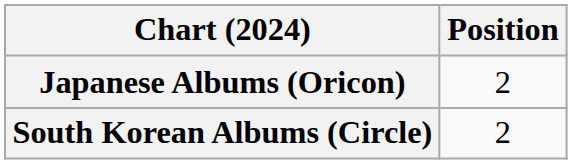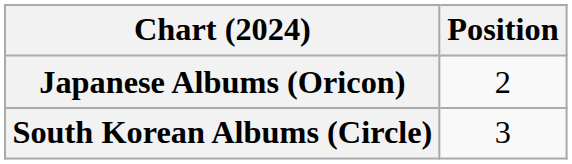(503, 132) 2 -> (503, 132) 3
